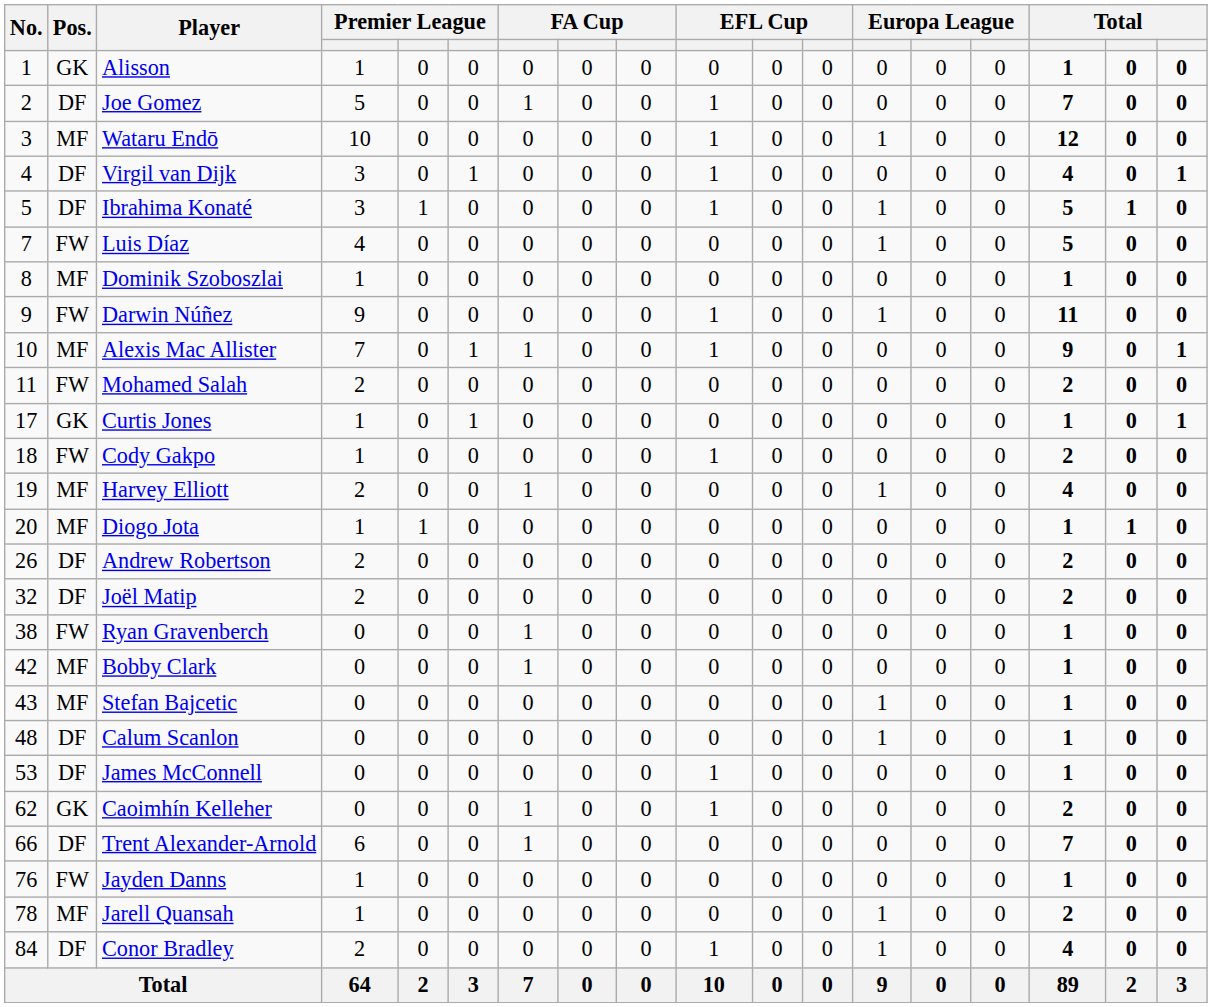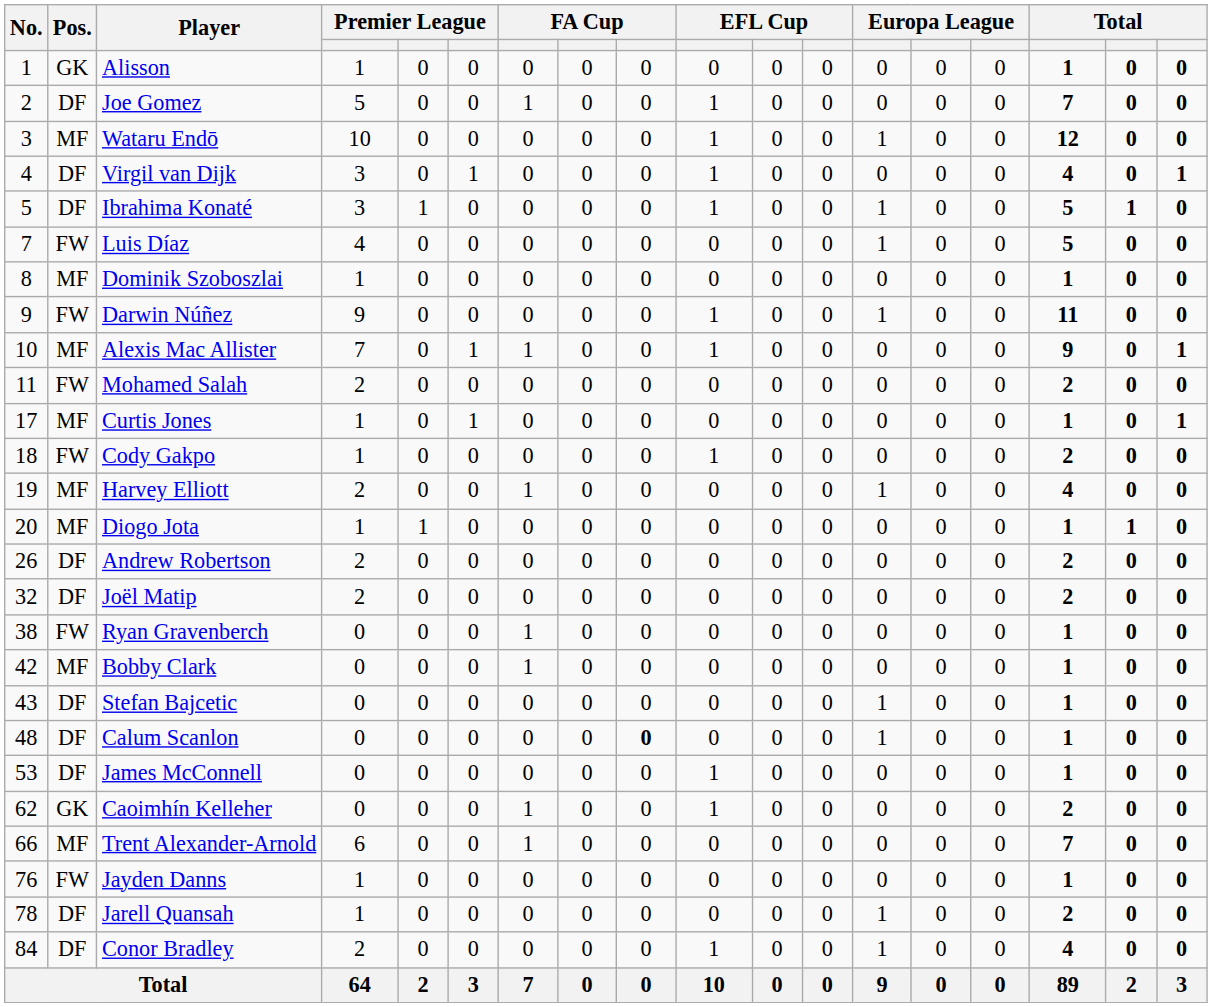(72, 420) GK -> (72, 420) MF
(72, 702) MF -> (72, 702) DF
(646, 737) normal -> (646, 737) bold
(72, 843) DF -> (72, 843) MF
(72, 914) MF -> (72, 914) DF
